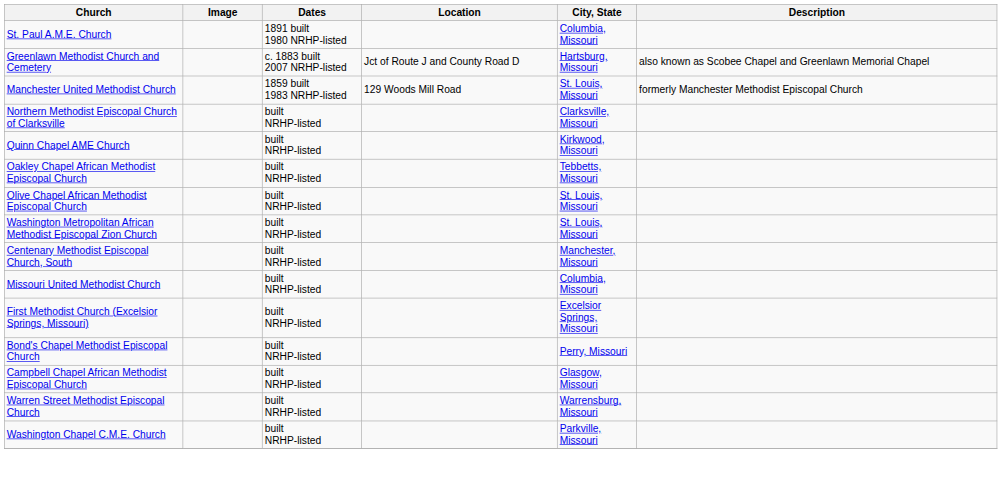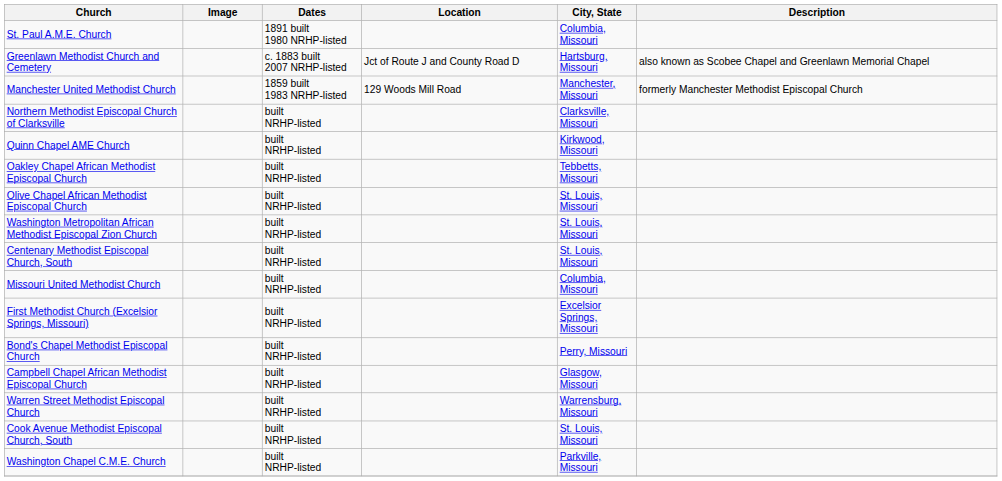(581, 90) St. Louis, Missouri -> (588, 90) Manchester, Missouri
(588, 256) Manchester, Missouri -> (581, 256) St. Louis, Missouri
+ row: (84, 434)
